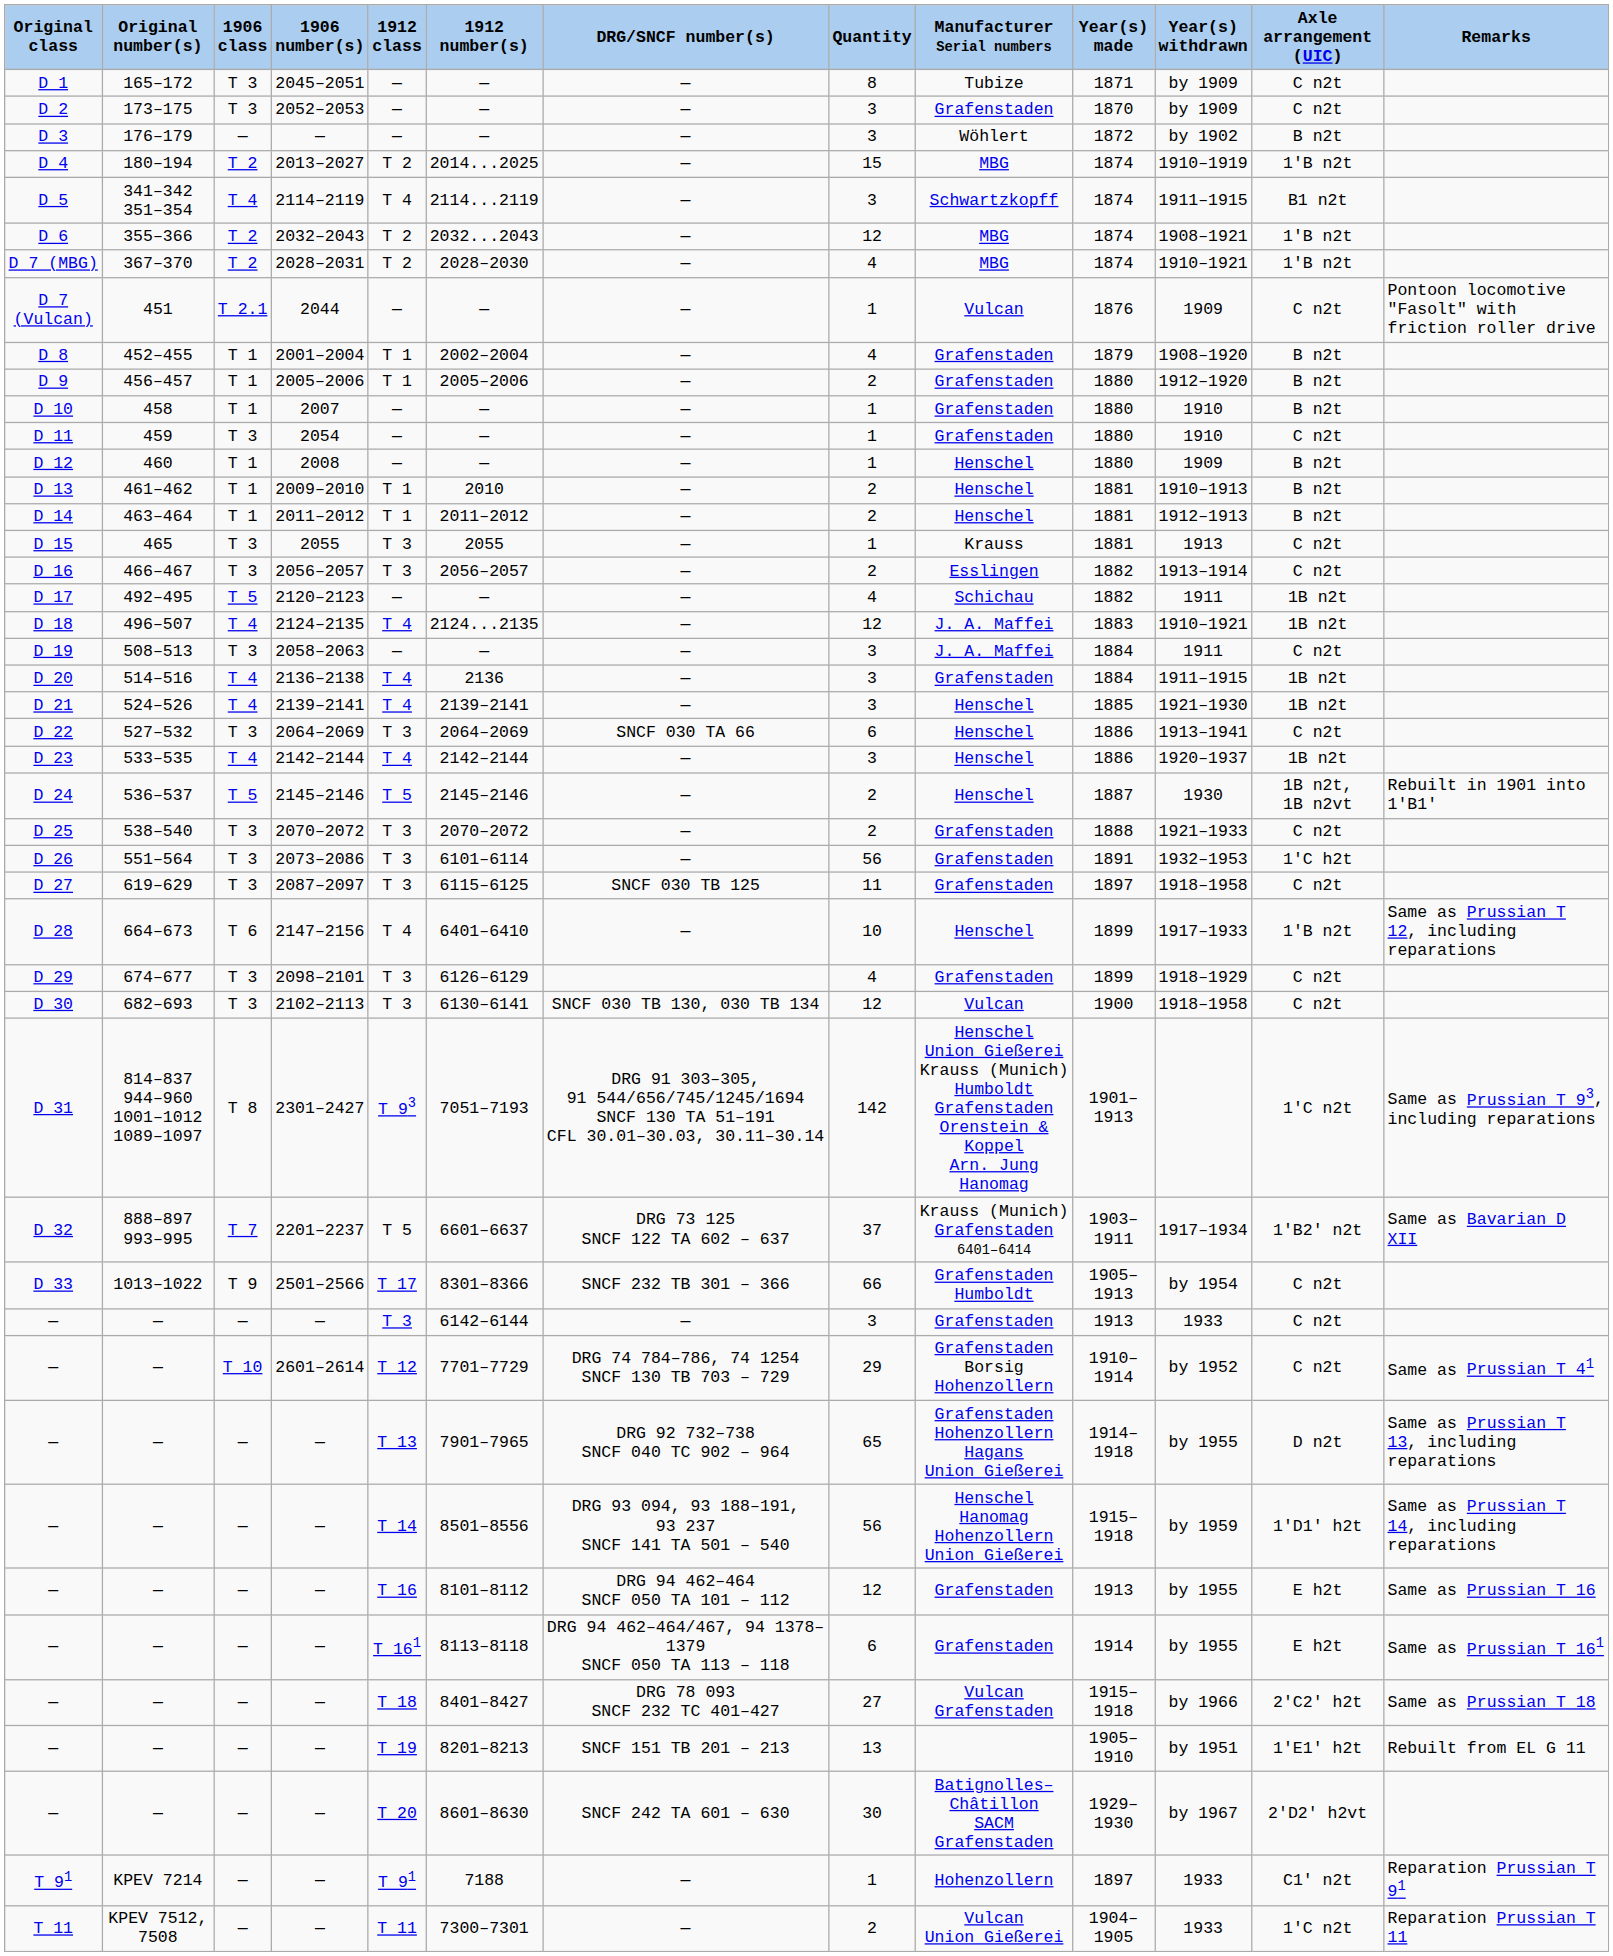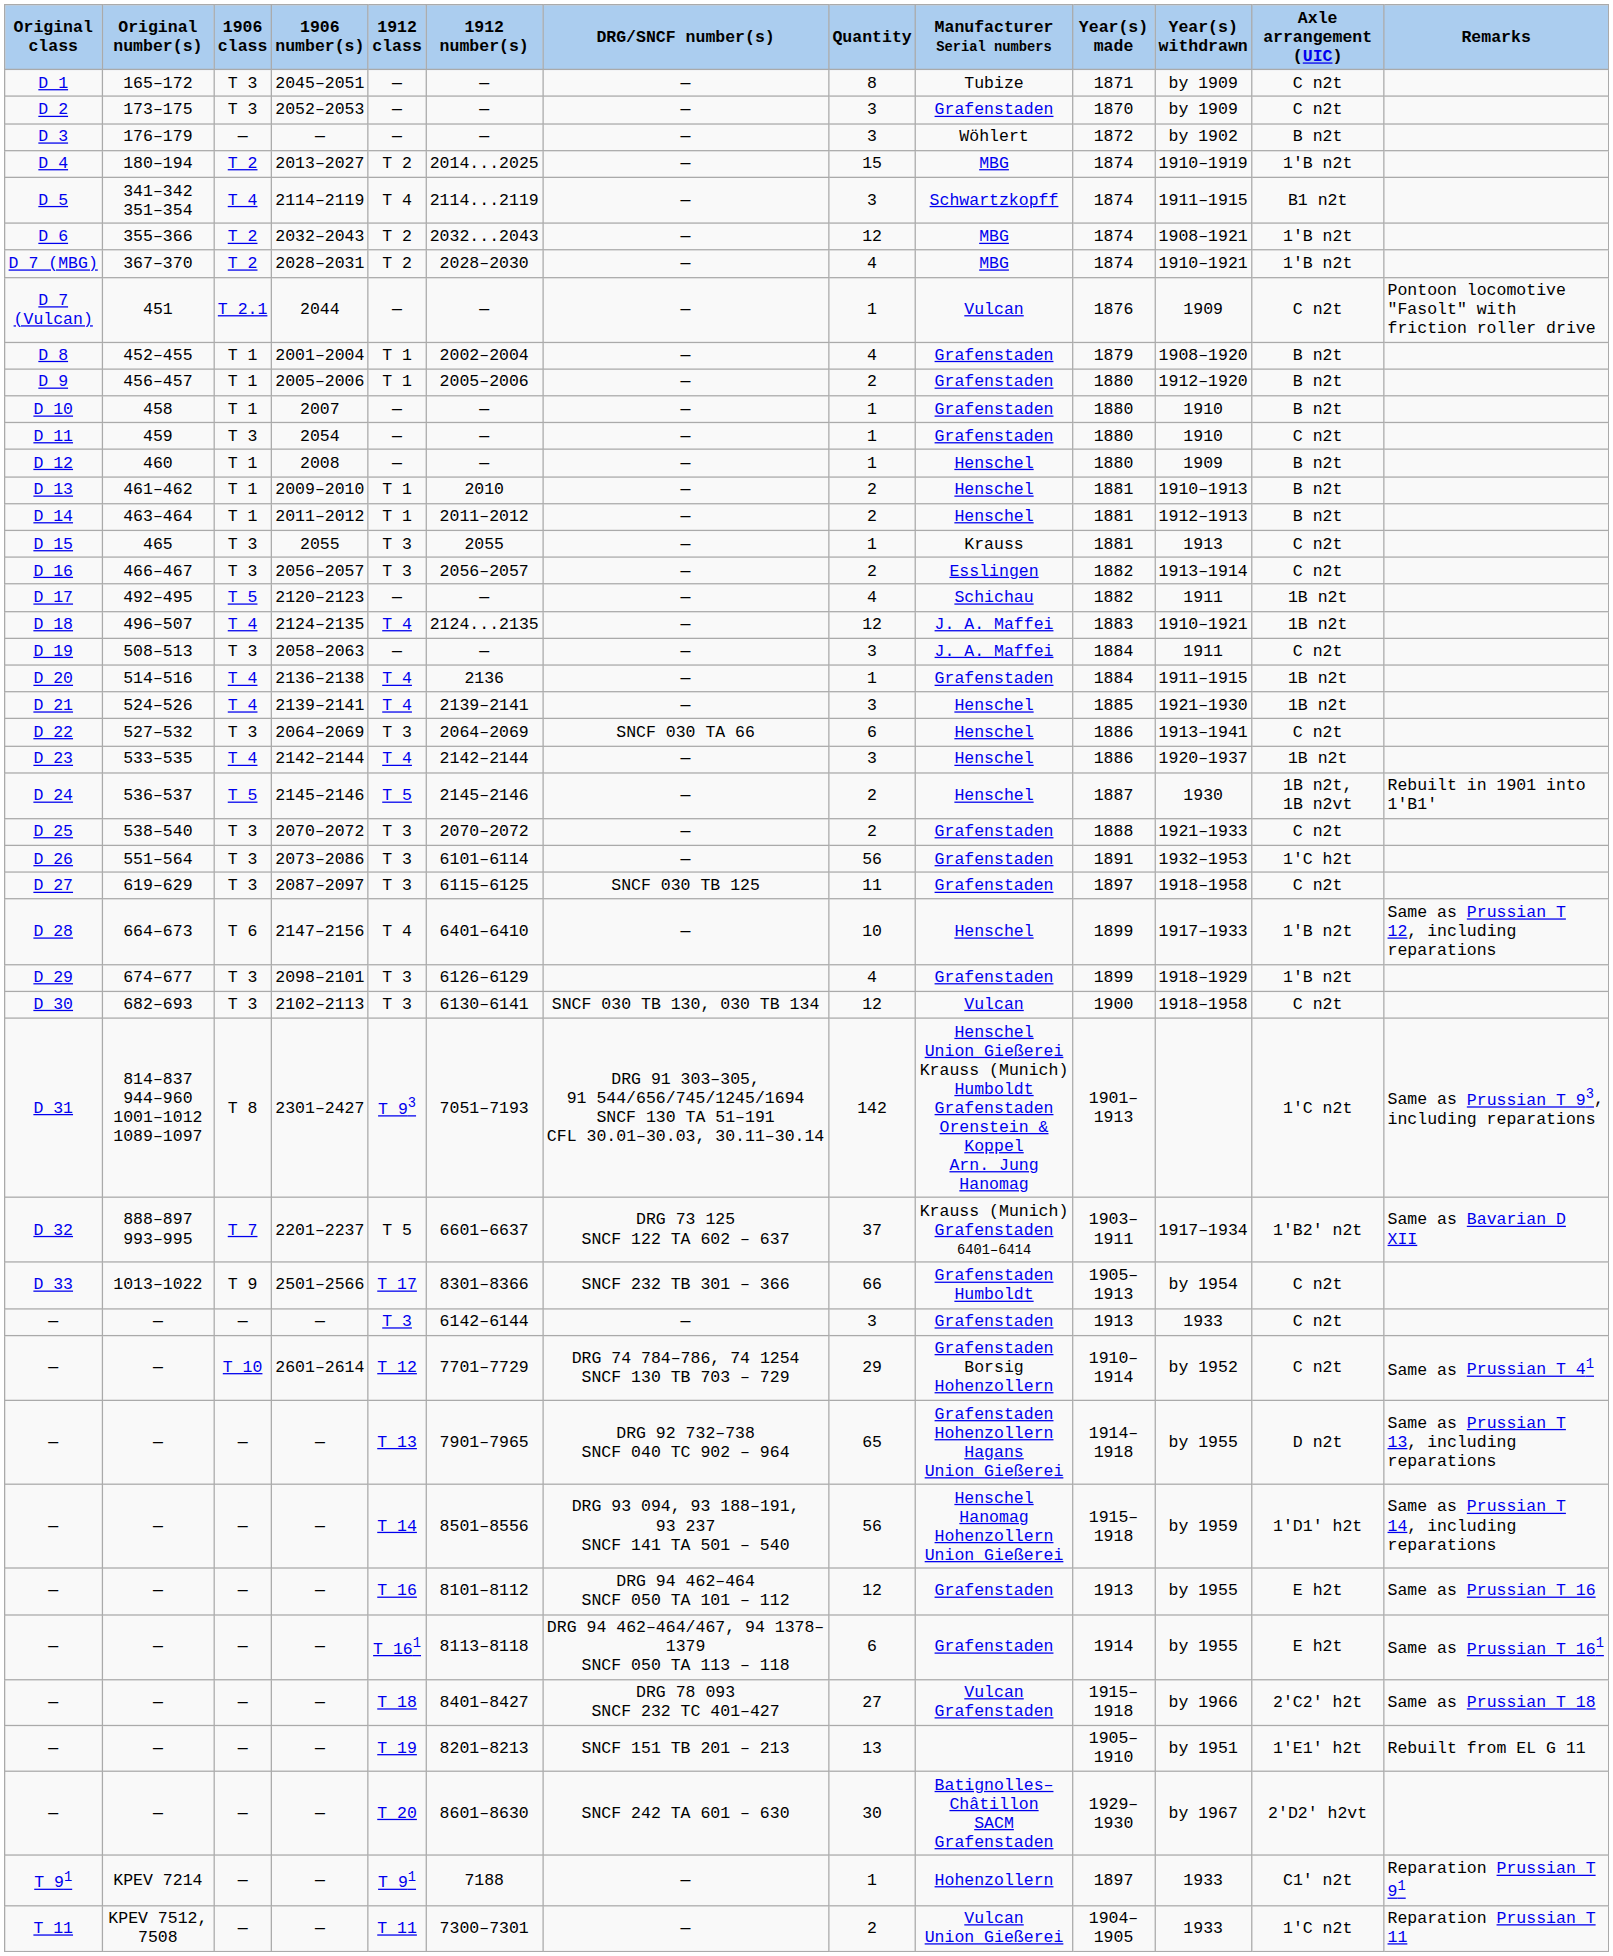(872, 678) 3 -> (872, 678) 1
(1318, 978) C n2t -> (1318, 978) 1′B n2t
